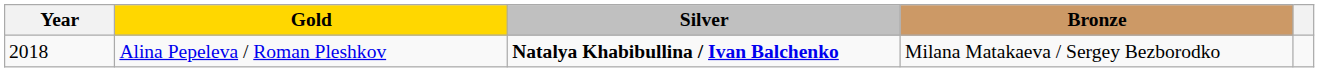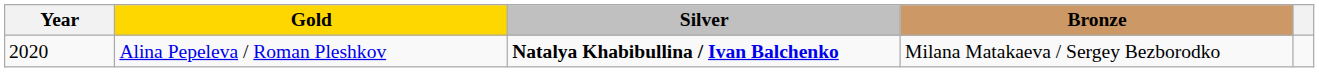(29, 50) 2018 -> (29, 50) 2020
